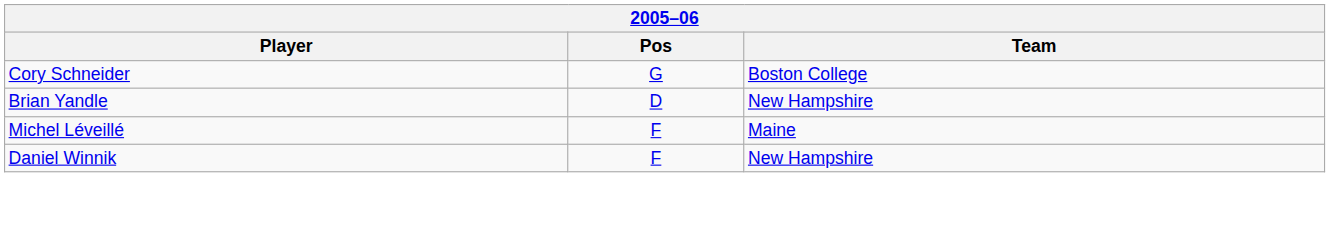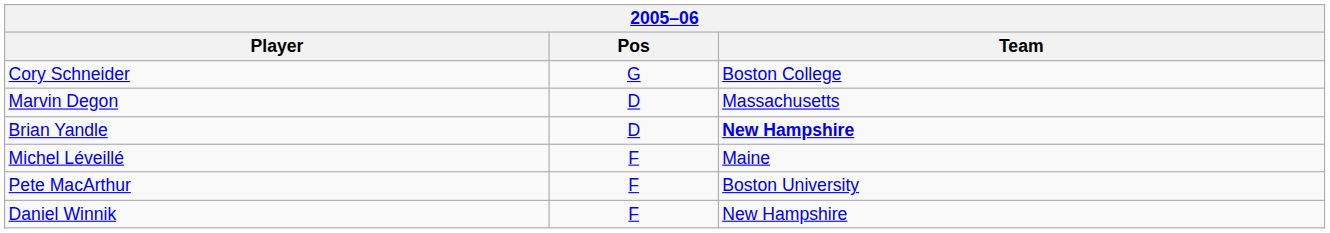+ row: (63, 102)
(811, 102) normal -> (788, 130) bold
+ row: (70, 185)
